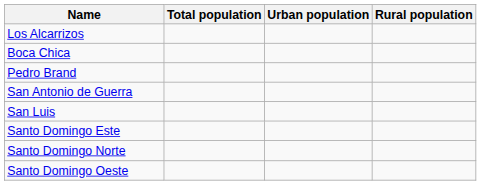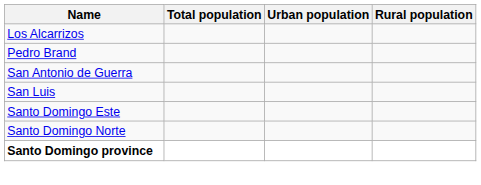- row: (39, 53)
- row: (68, 170)
+ row: (80, 151)
